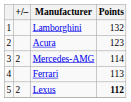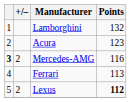(9, 59) normal -> (9, 59) bold
(117, 59) 114 -> (117, 59) 116
